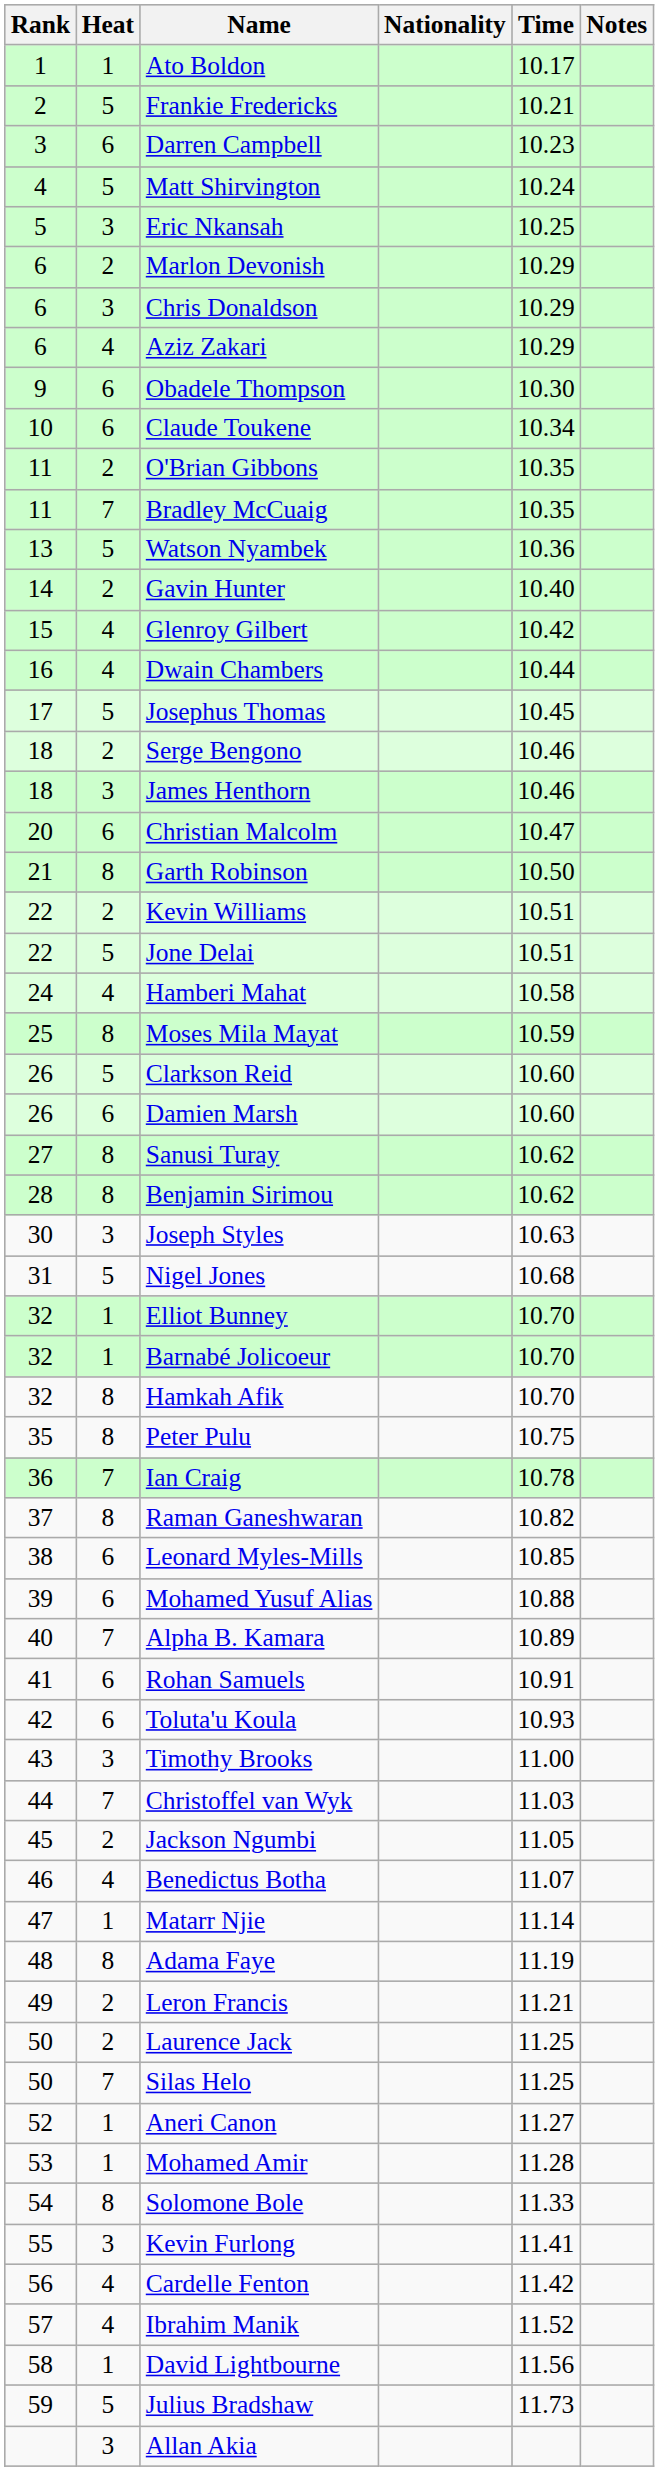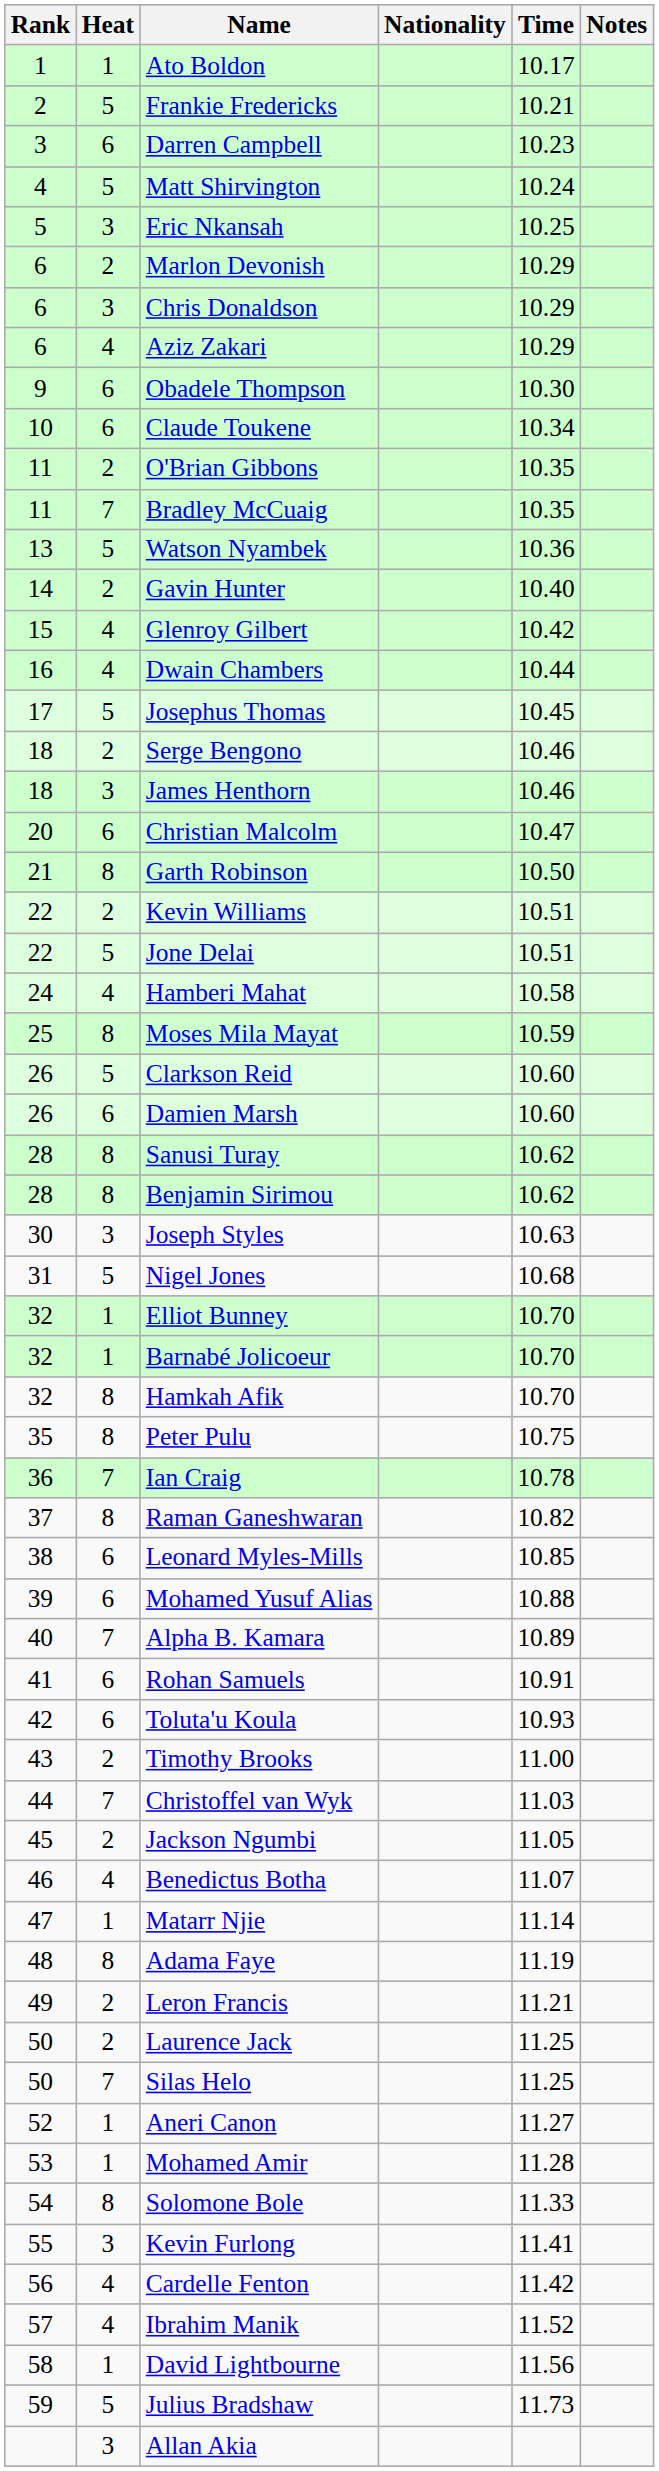(40, 1154) 27 -> (40, 1154) 28
(108, 1759) 3 -> (108, 1759) 2
